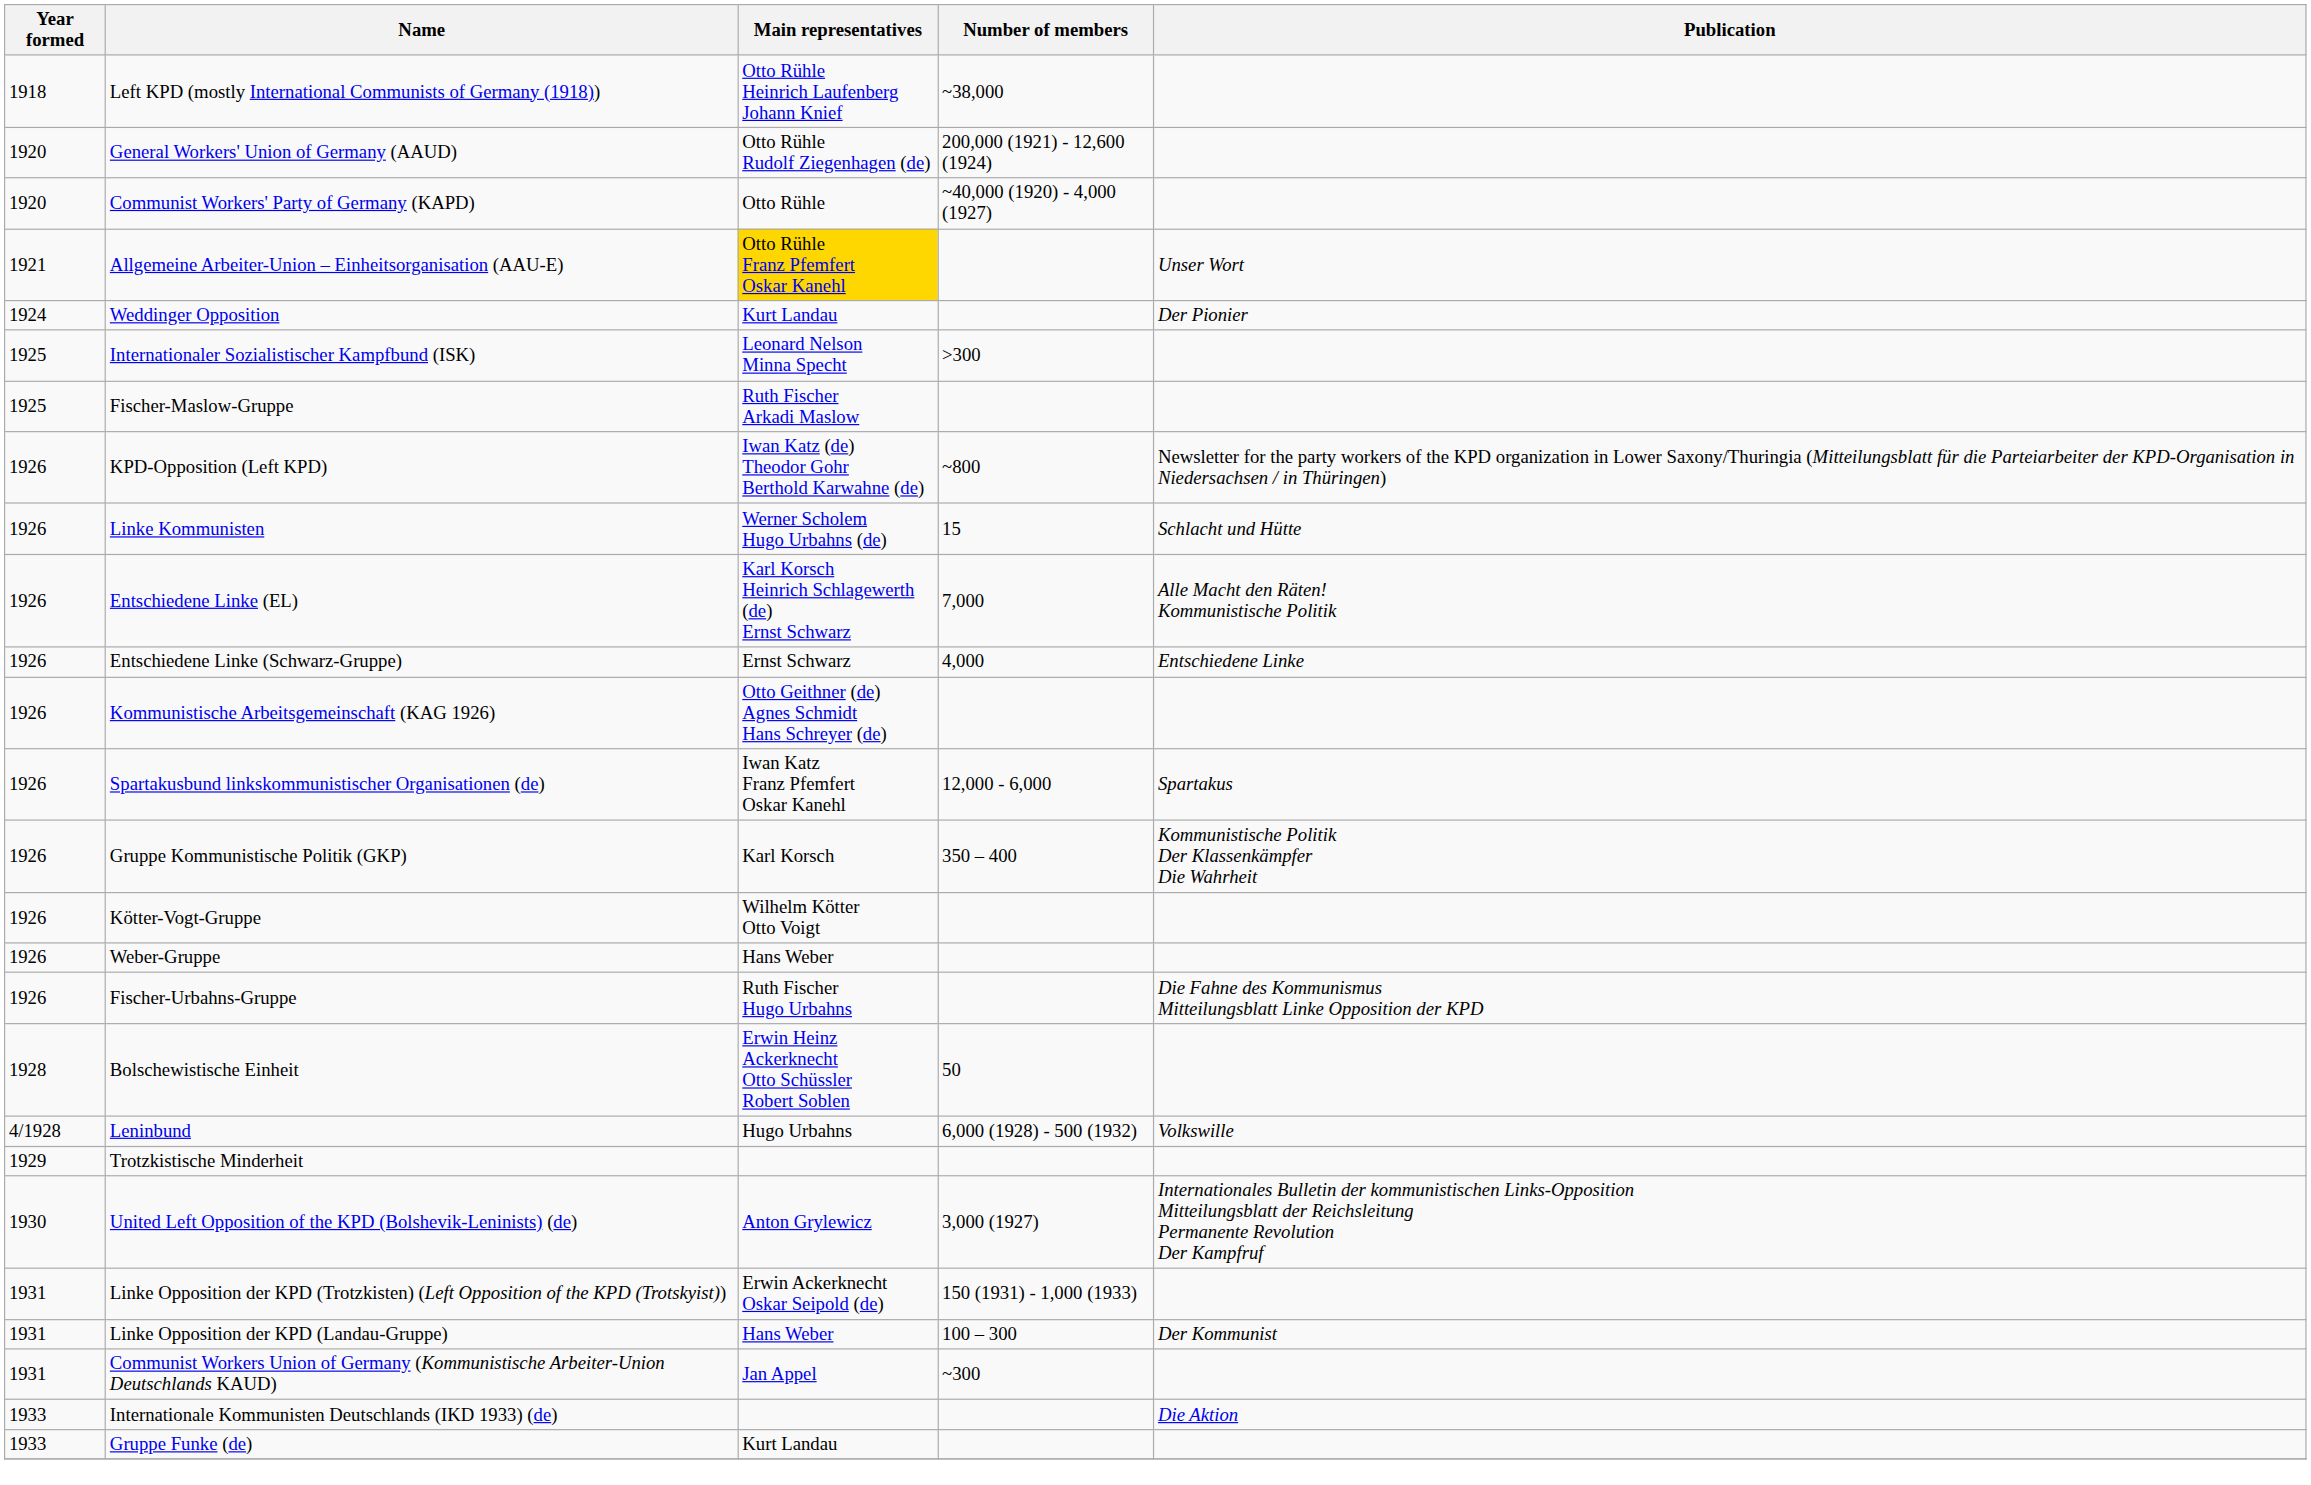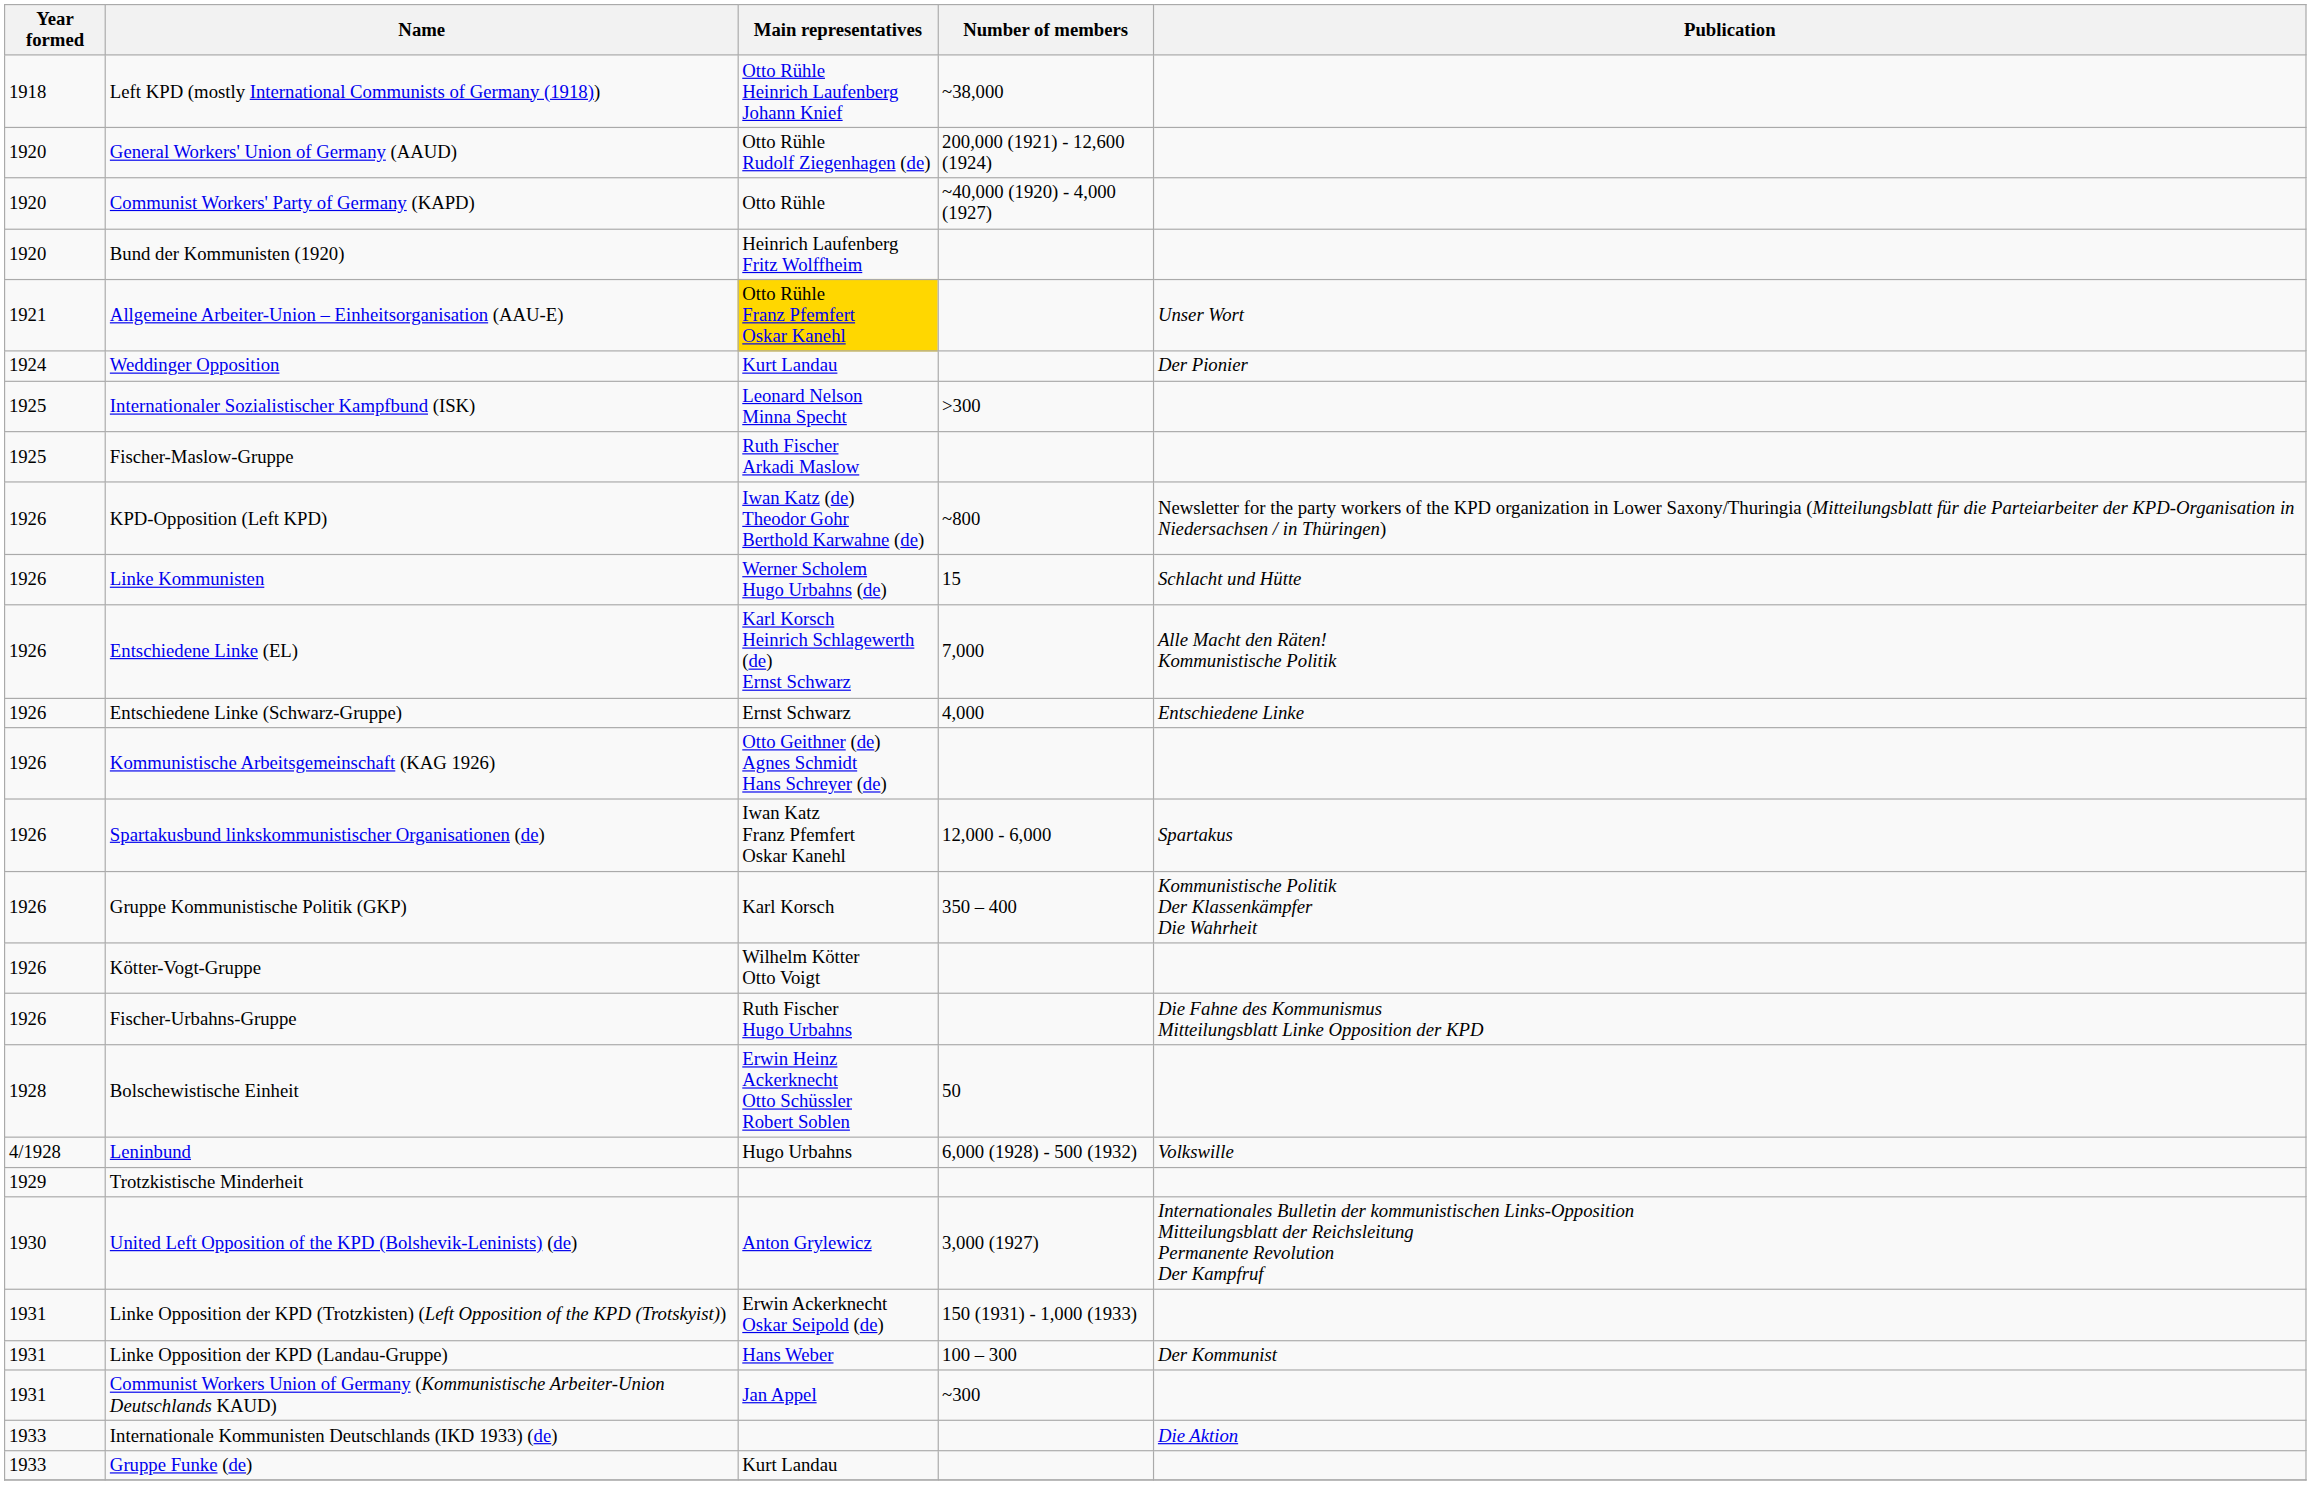+ row: (227, 253)
- row: (165, 957)
